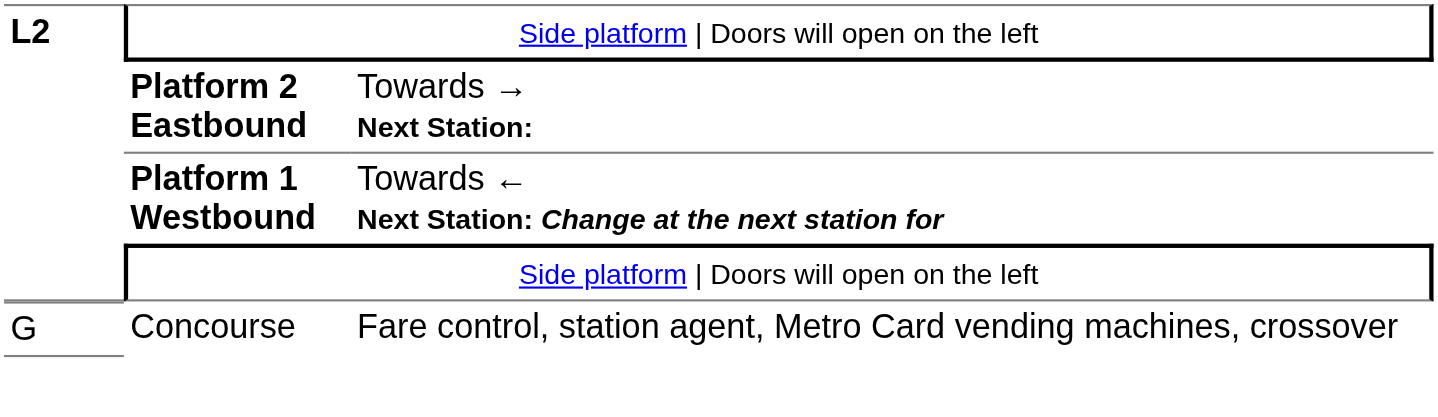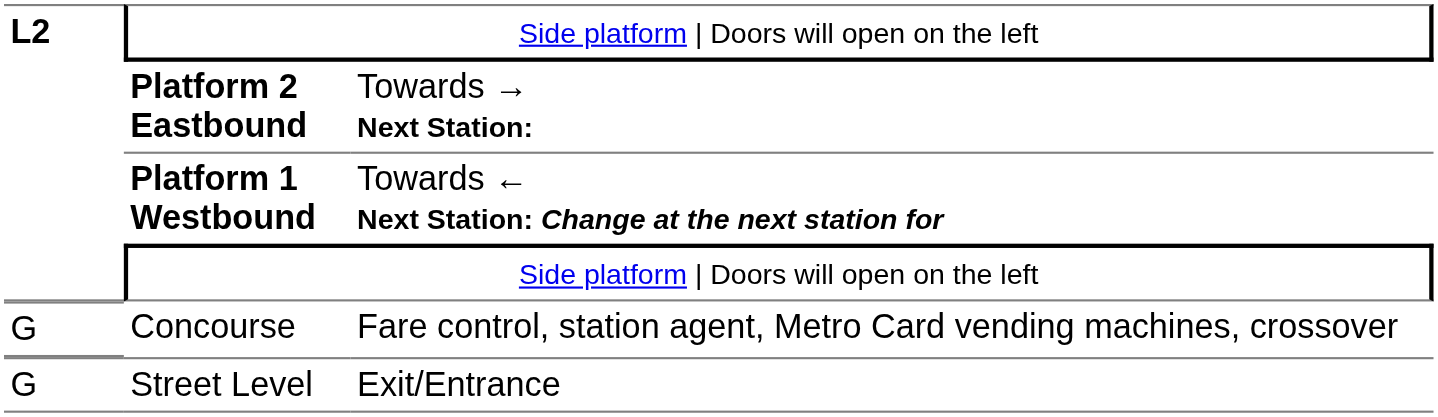+ row: (222, 384)
